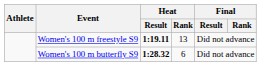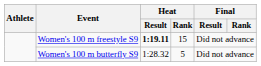(183, 40) 13 -> (183, 40) 15
(156, 54) bold -> (156, 54) normal
(183, 54) 6 -> (183, 54) 5
